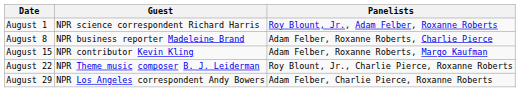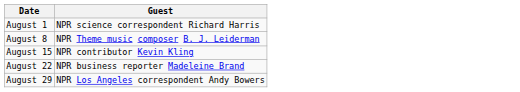- column: (391, 11)
(150, 39) NPR business reporter Madeleine Brand -> (158, 39) NPR Theme music composer B. J. Leiderman
(158, 66) NPR Theme music composer B. J. Leiderman -> (150, 66) NPR business reporter Madeleine Brand
